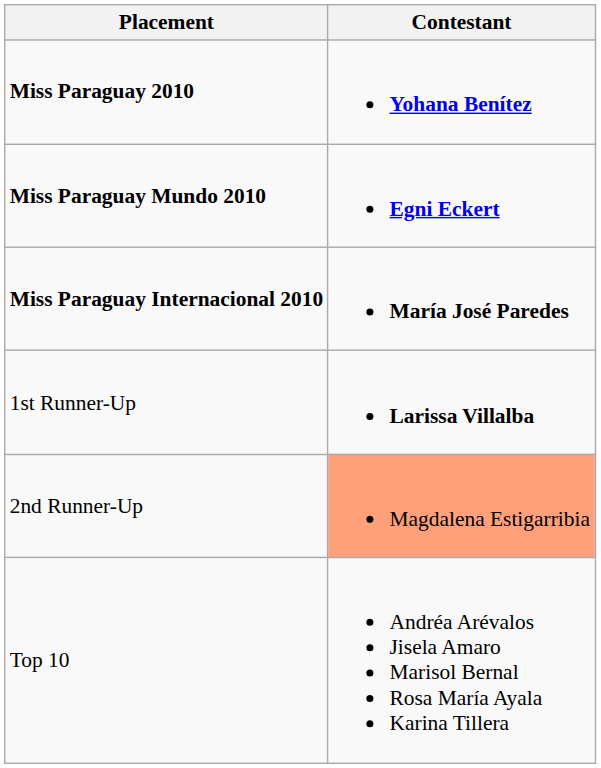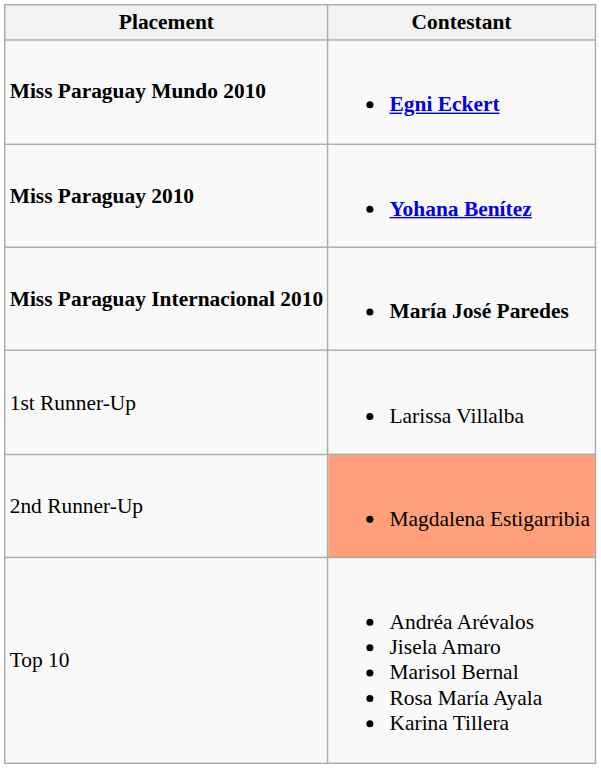rows swapped: (102, 91) <-> (138, 195)
(462, 415) bold -> (462, 415) normal
